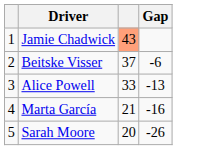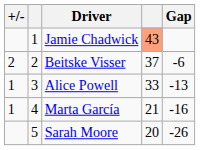+ column: (16, 16)
